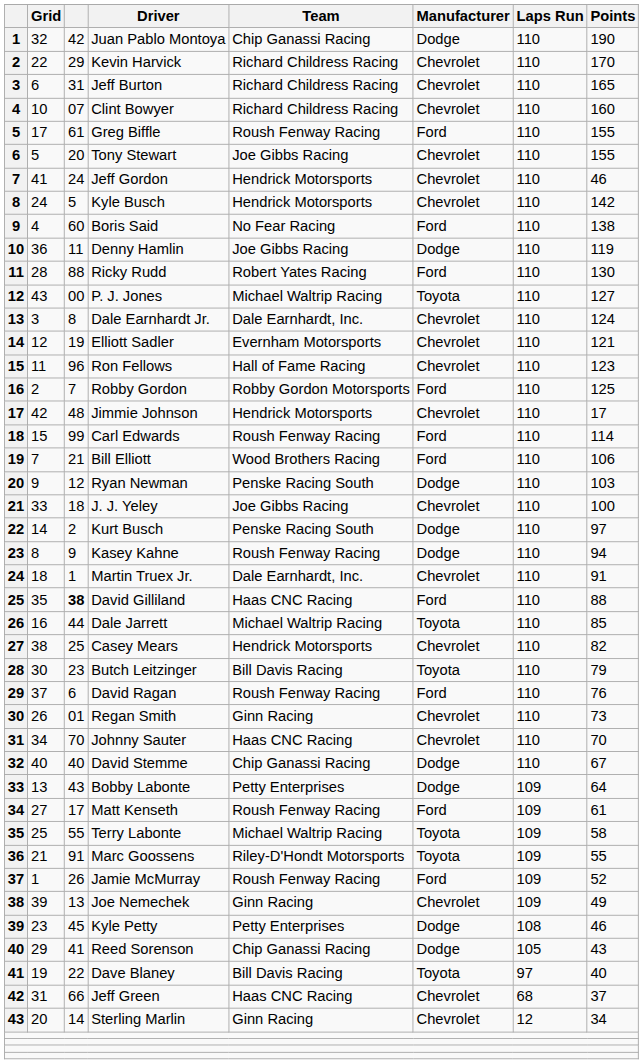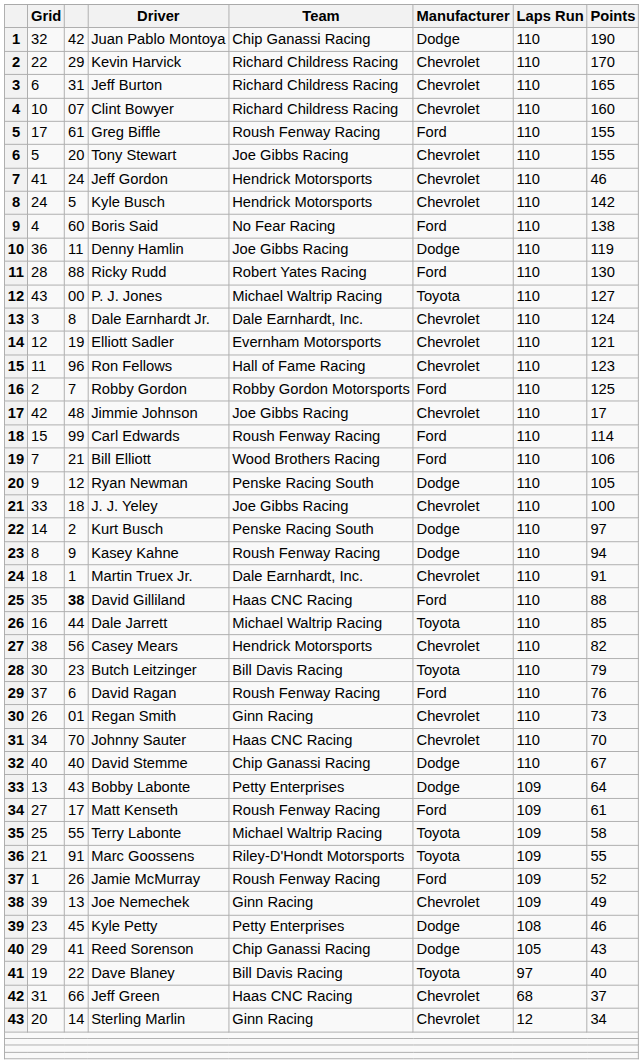(302, 413) Hendrick Motorsports -> (290, 413) Joe Gibbs Racing
(603, 483) 103 -> (603, 483) 105
(76, 646) 25 -> (76, 646) 56
